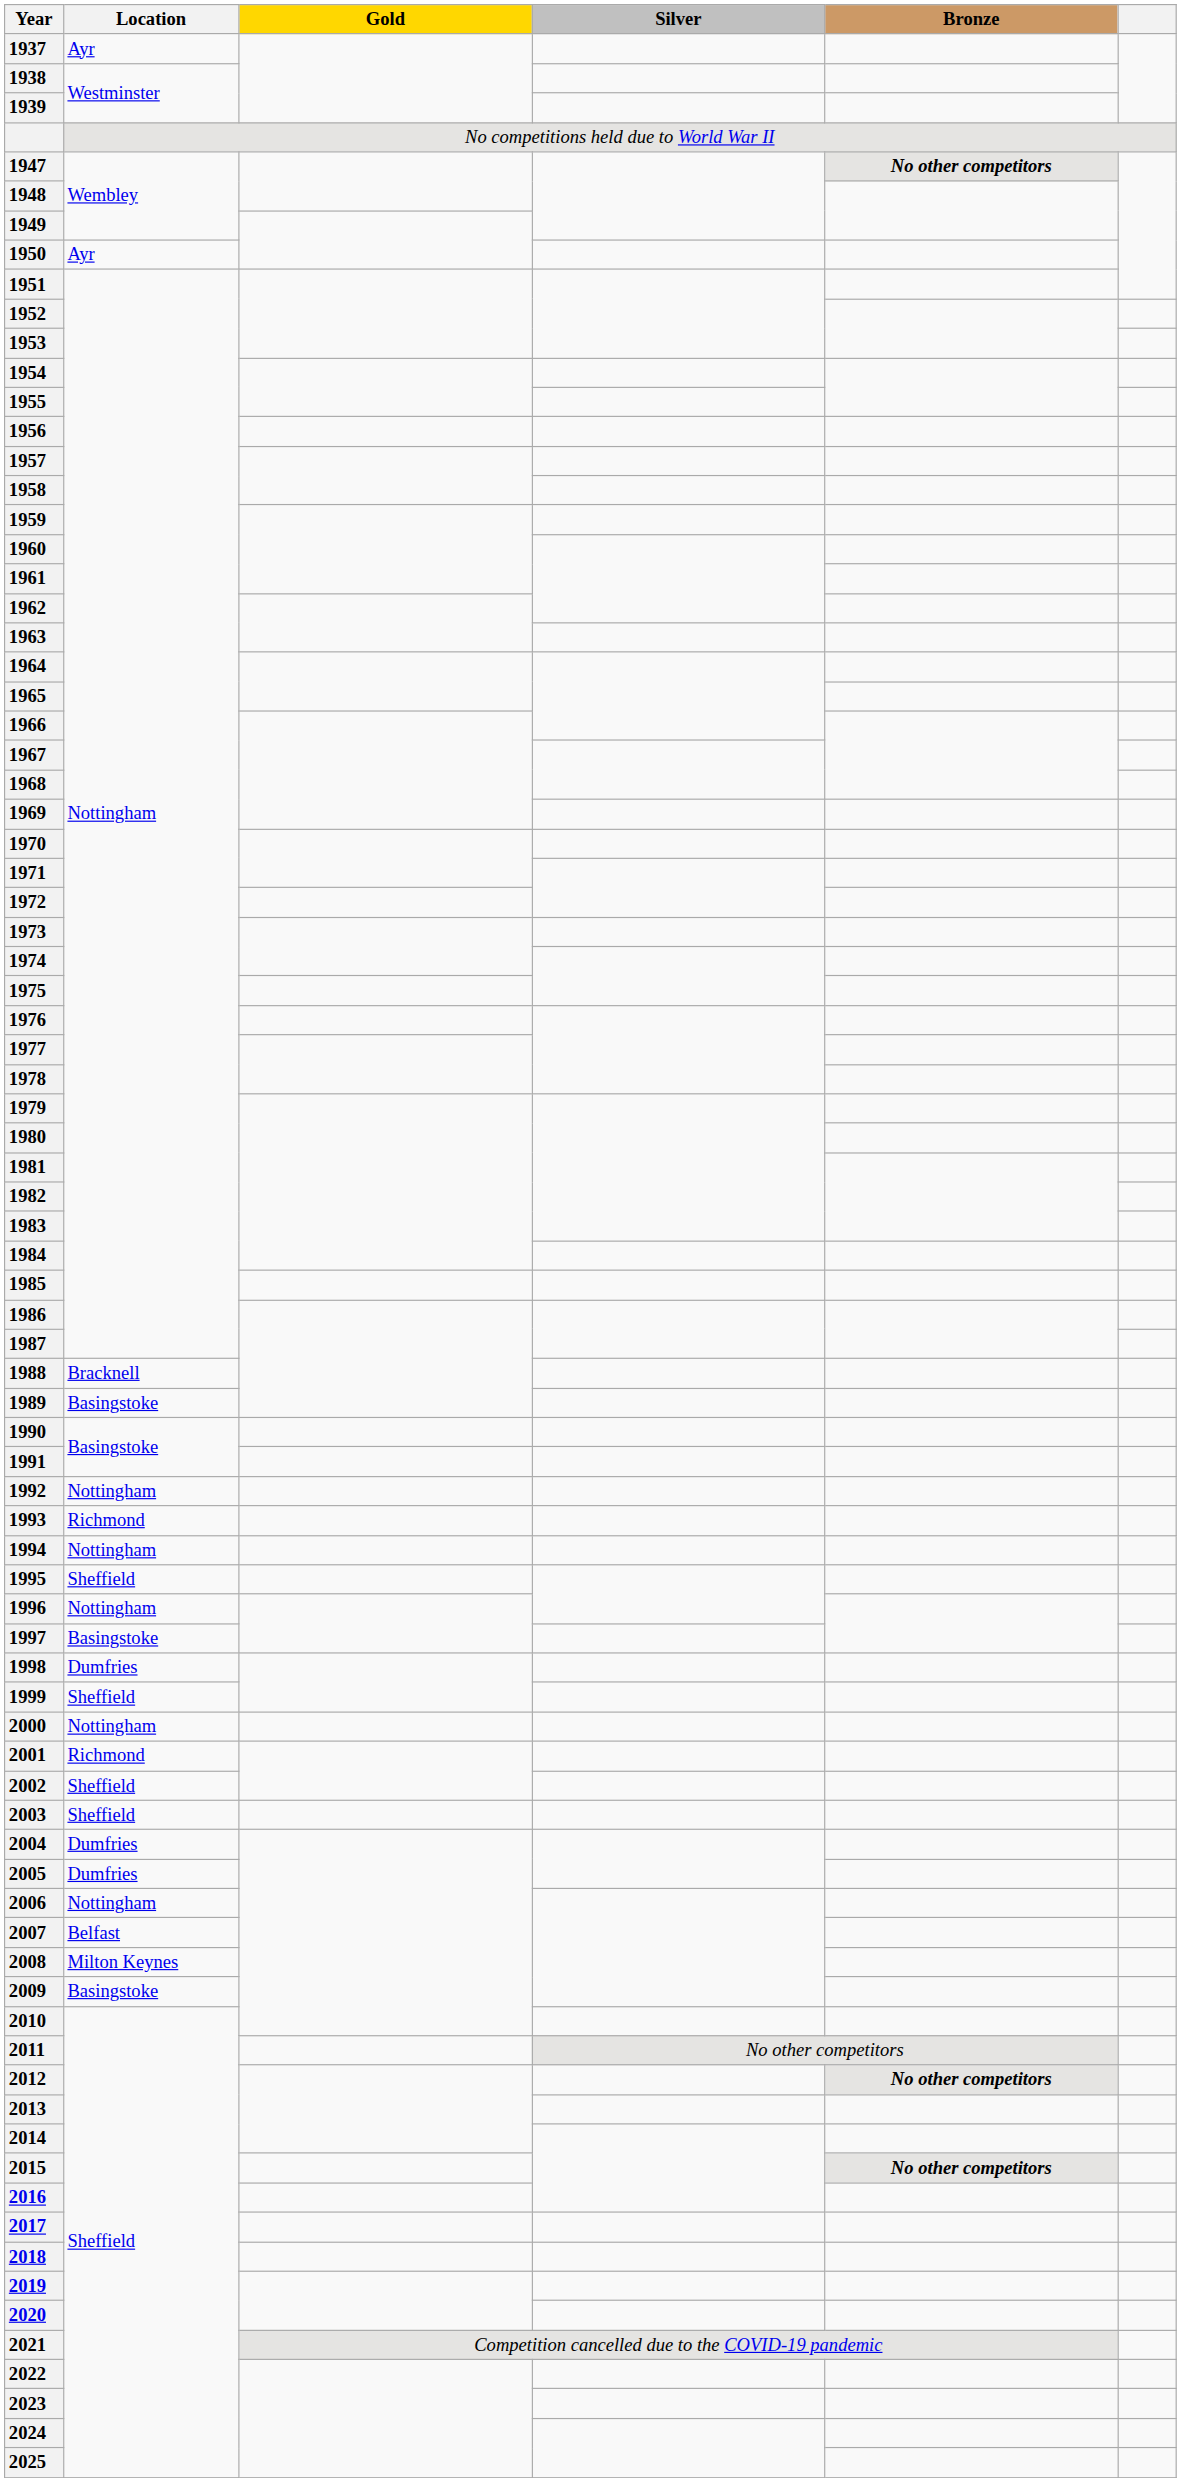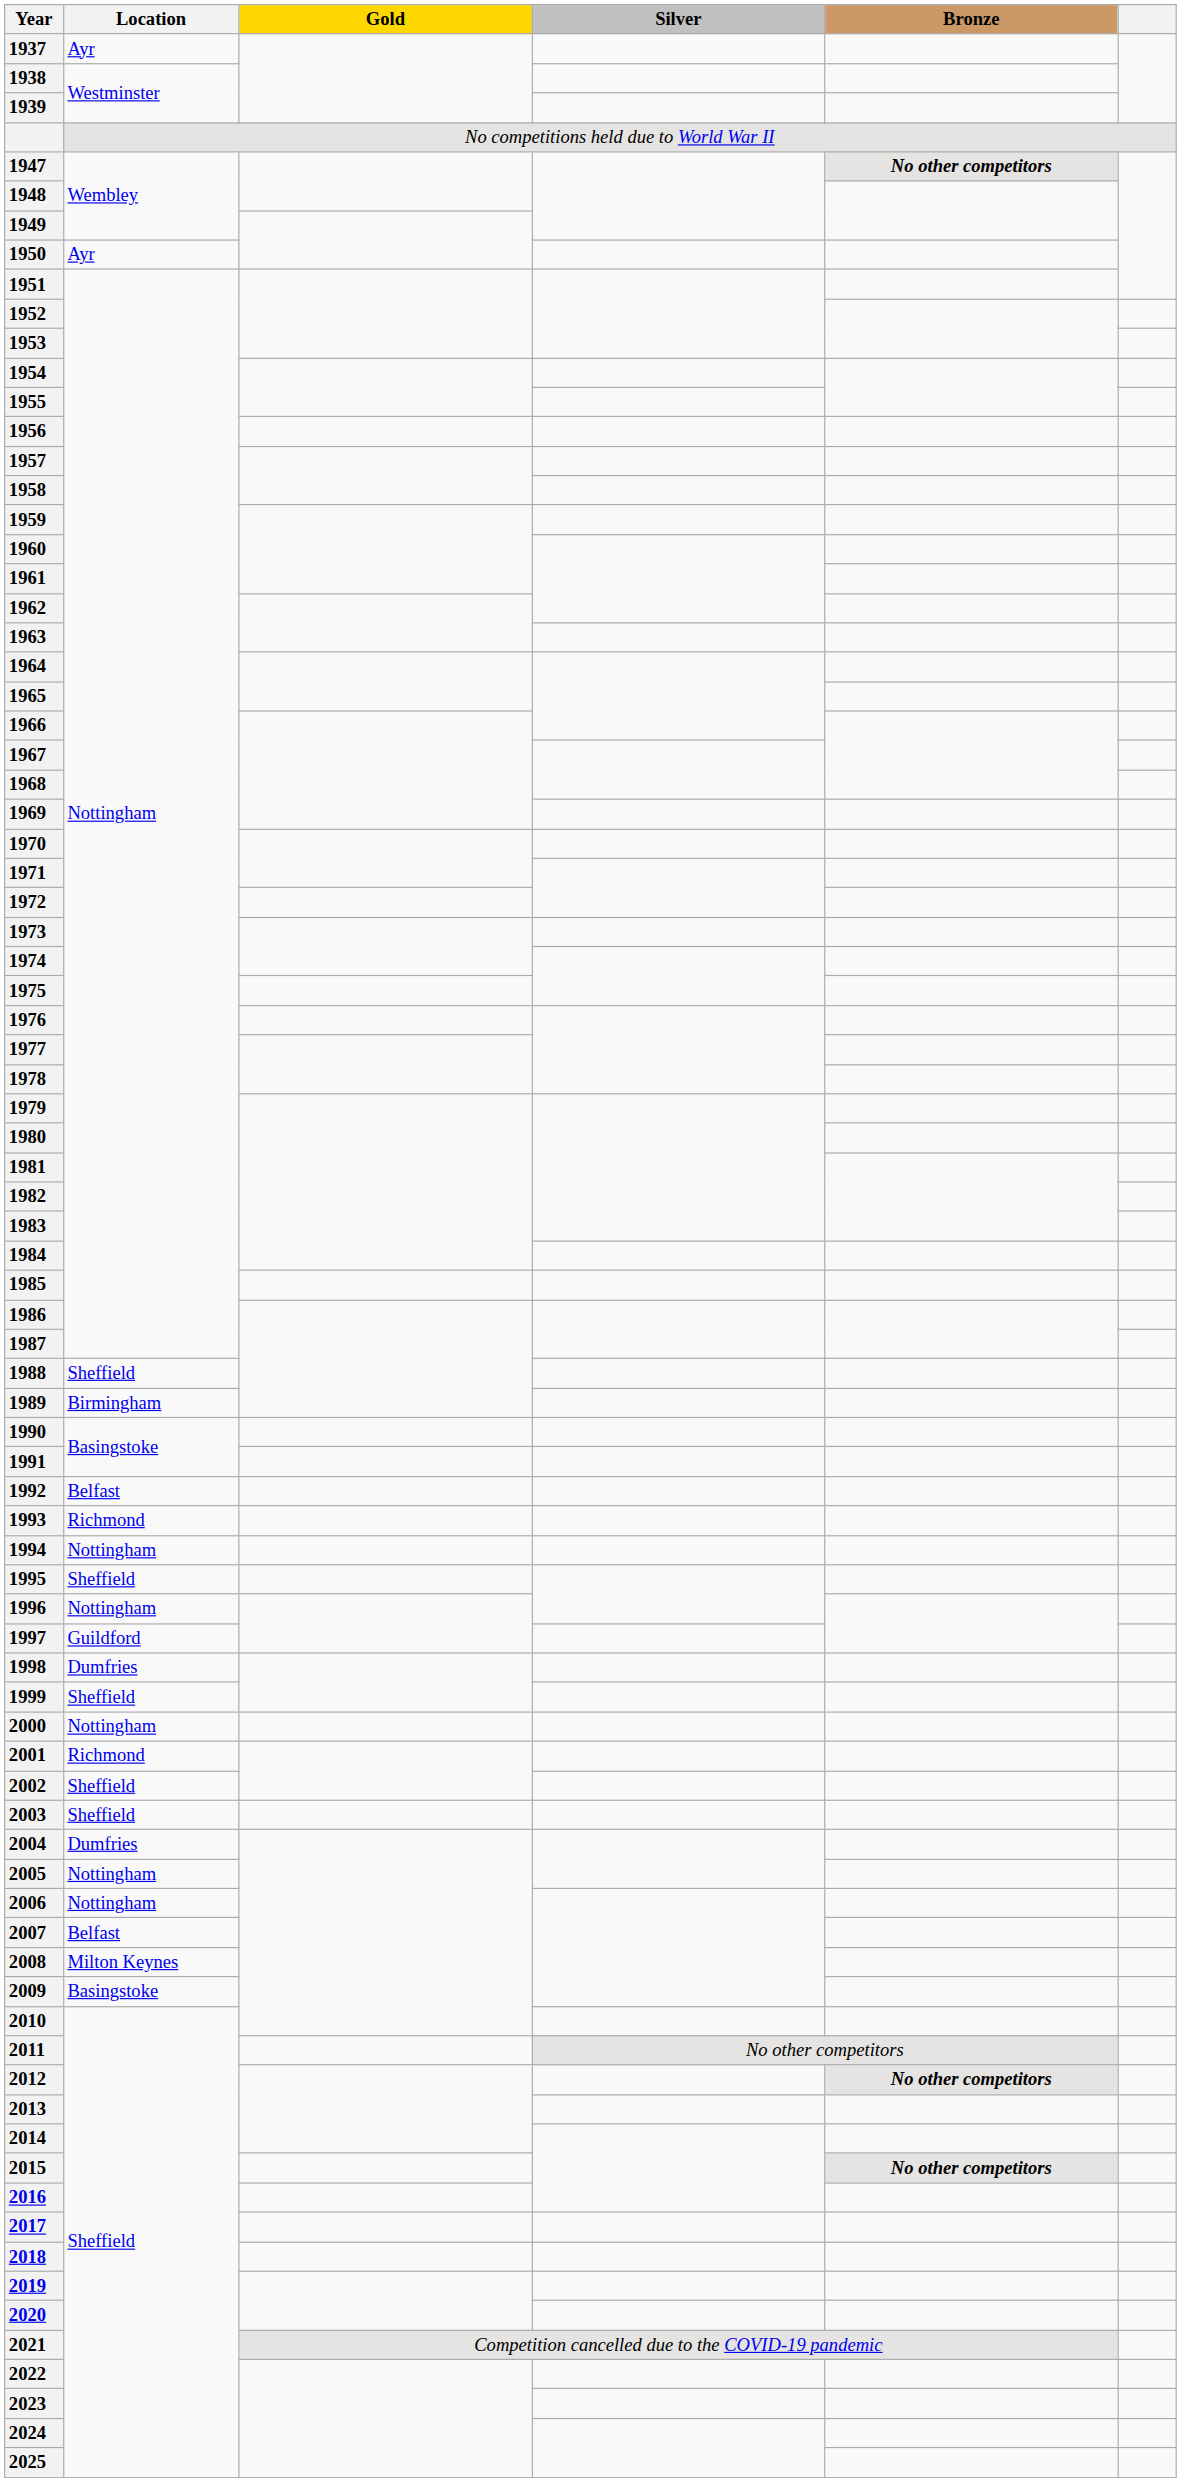(104, 1373) Bracknell -> (101, 1373) Sheffield
(113, 1402) Basingstoke -> (114, 1402) Birmingham
(112, 1490) Nottingham -> (94, 1490) Belfast
(113, 1638) Basingstoke -> (104, 1638) Guildford
(102, 1873) Dumfries -> (112, 1873) Nottingham
